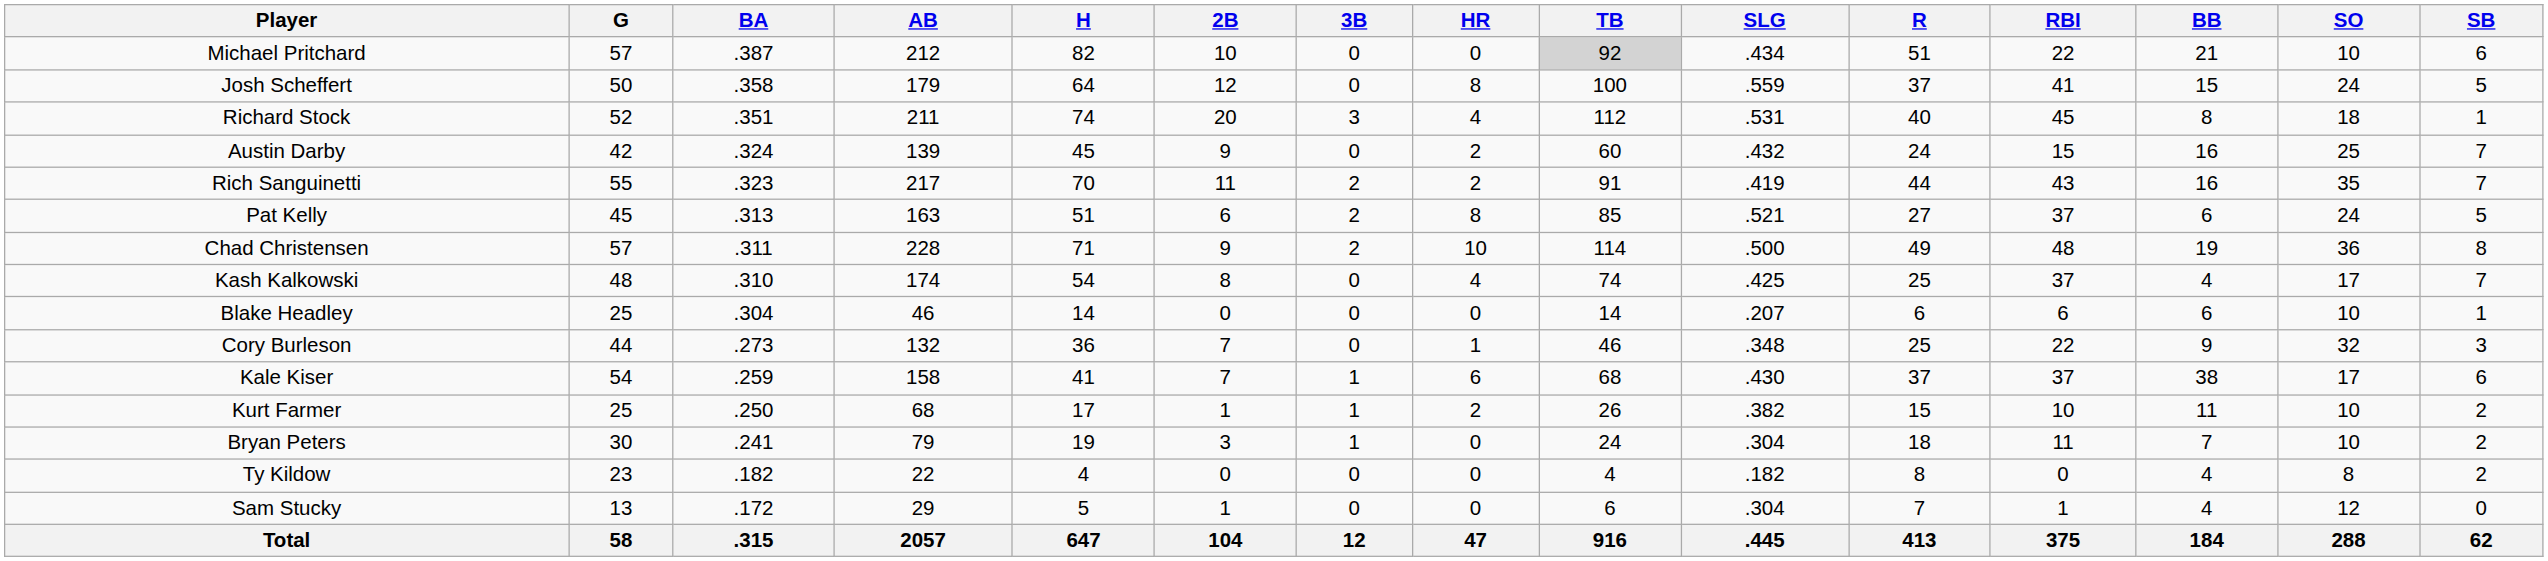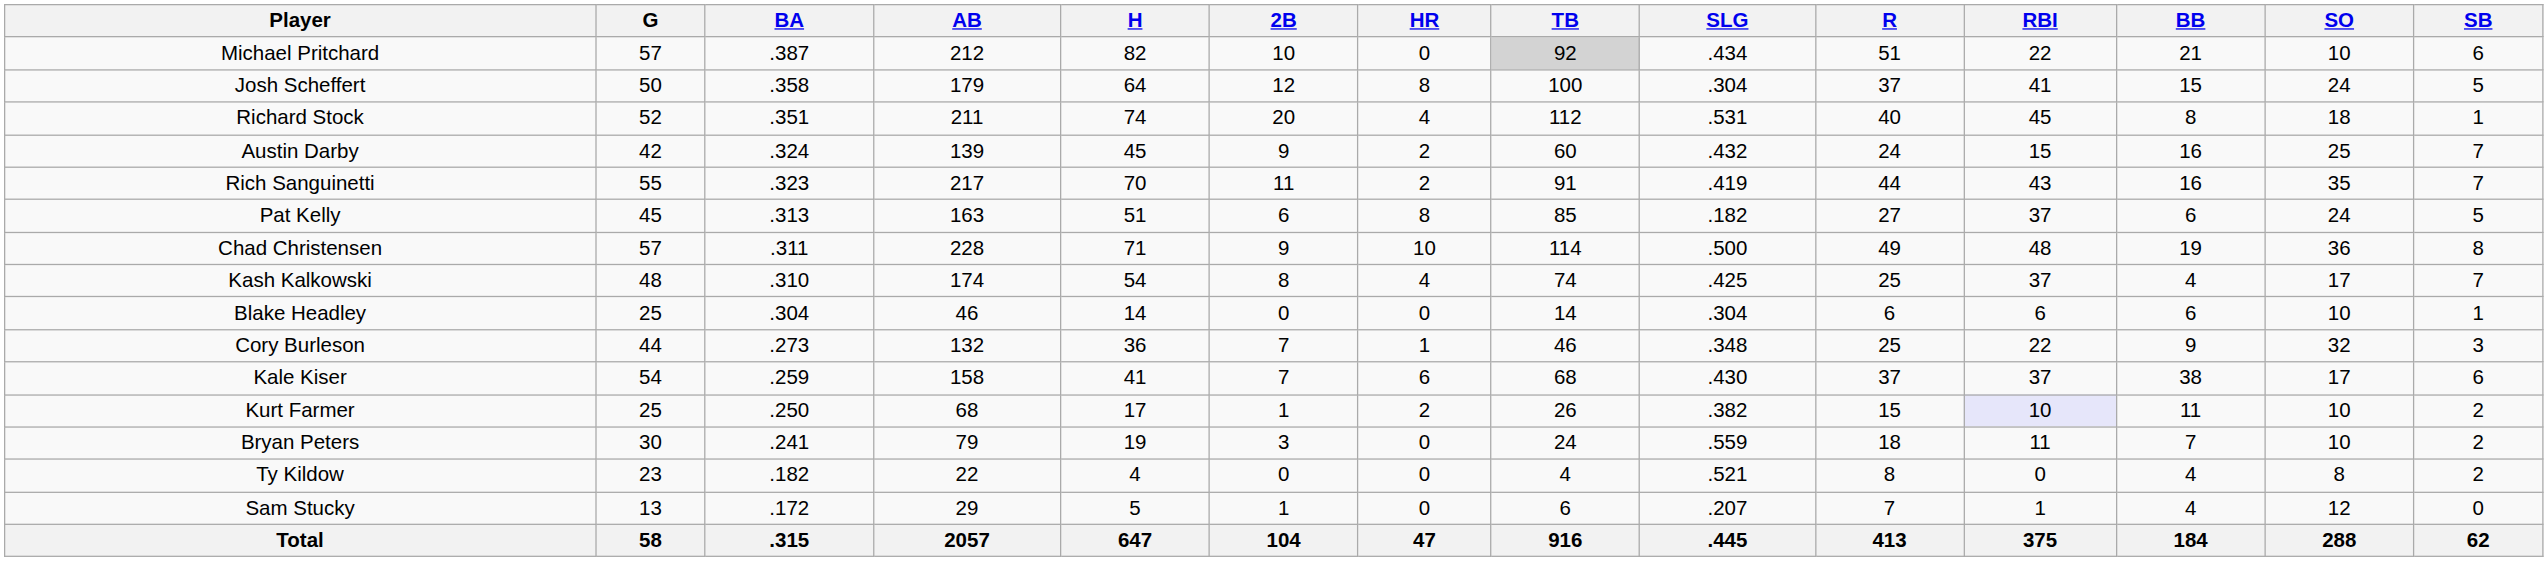- column: (1354, 20)
(1765, 85) .559 -> (1727, 85) .304
(1765, 215) .521 -> (1727, 215) .182
(1765, 313) .207 -> (1727, 313) .304
(2063, 410) no background -> (2040, 410) lavender background
(1765, 442) .304 -> (1727, 442) .559
(1765, 475) .182 -> (1727, 475) .521
(1765, 507) .304 -> (1727, 507) .207
